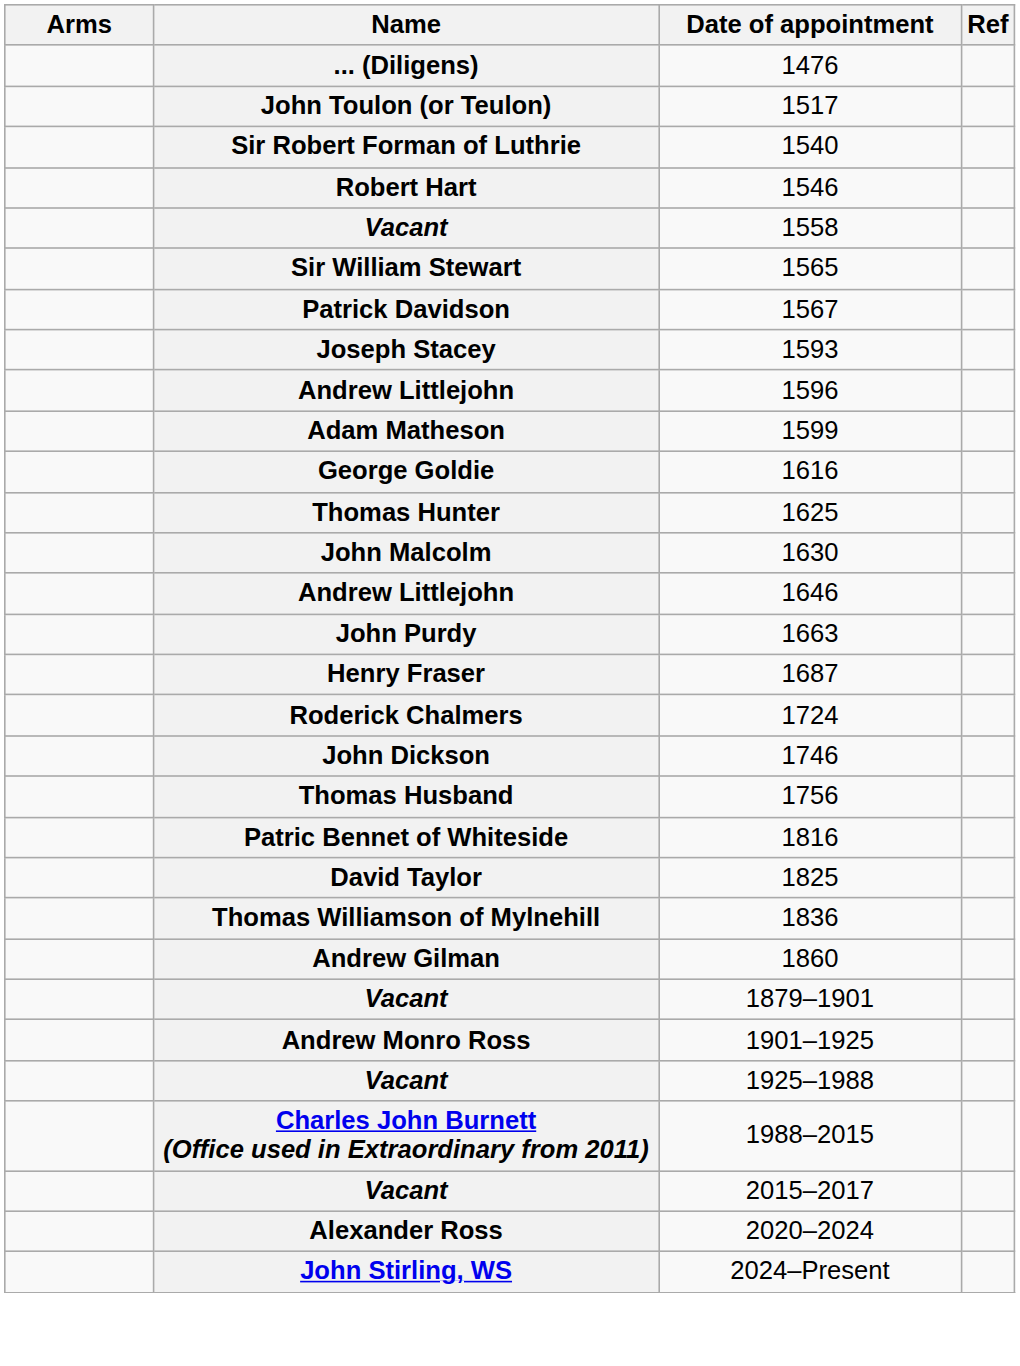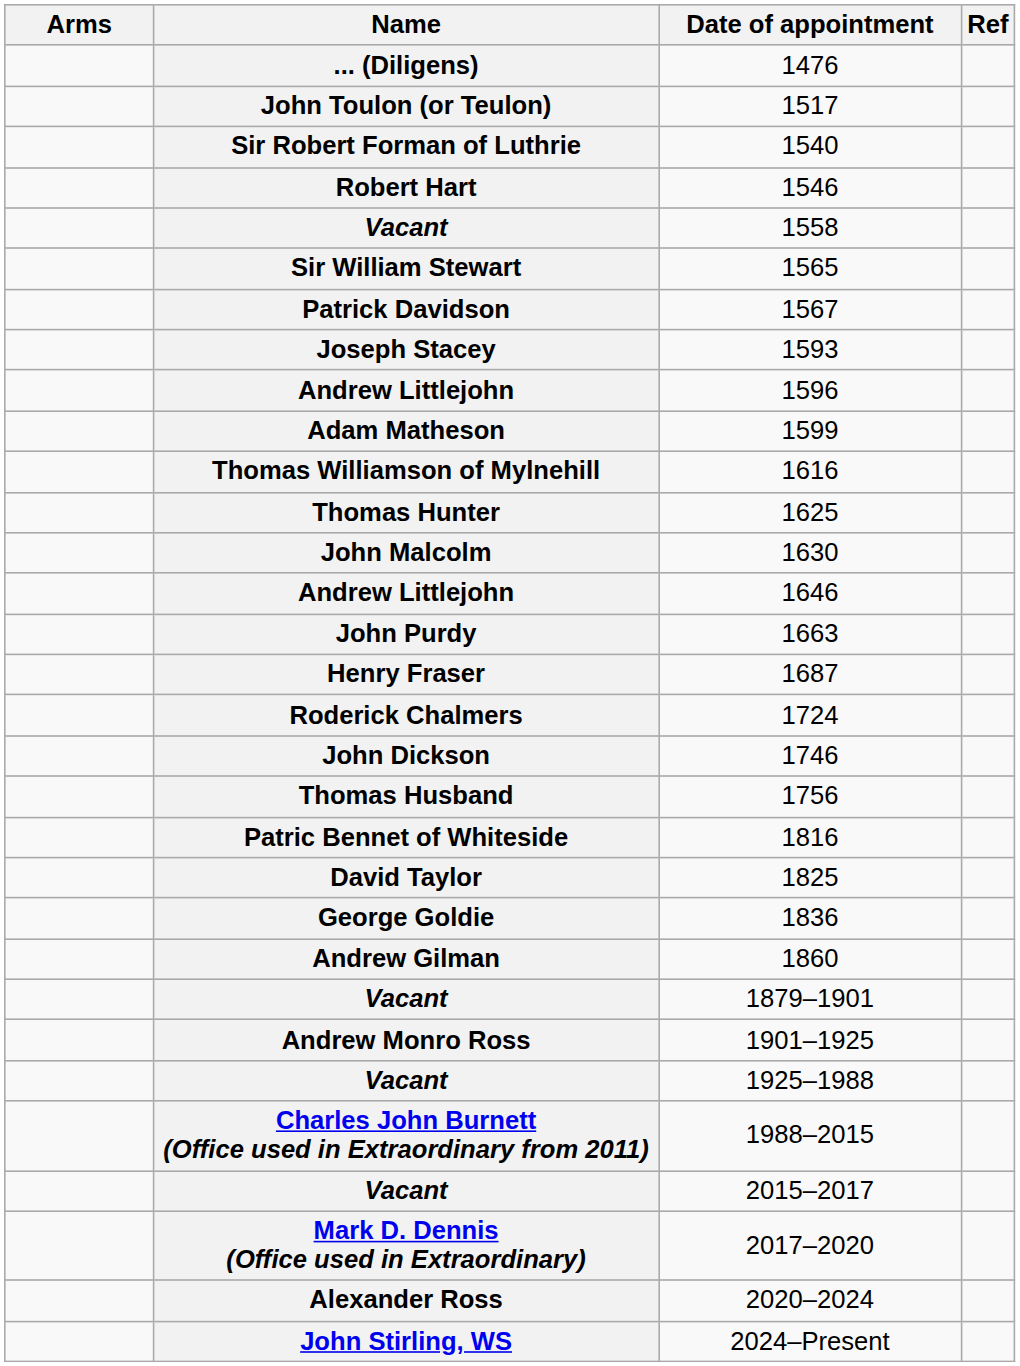(406, 471) George Goldie -> (406, 471) Thomas Williamson of Mylnehill
(406, 918) Thomas Williamson of Mylnehill -> (406, 918) George Goldie
+ row: (810, 1245)
